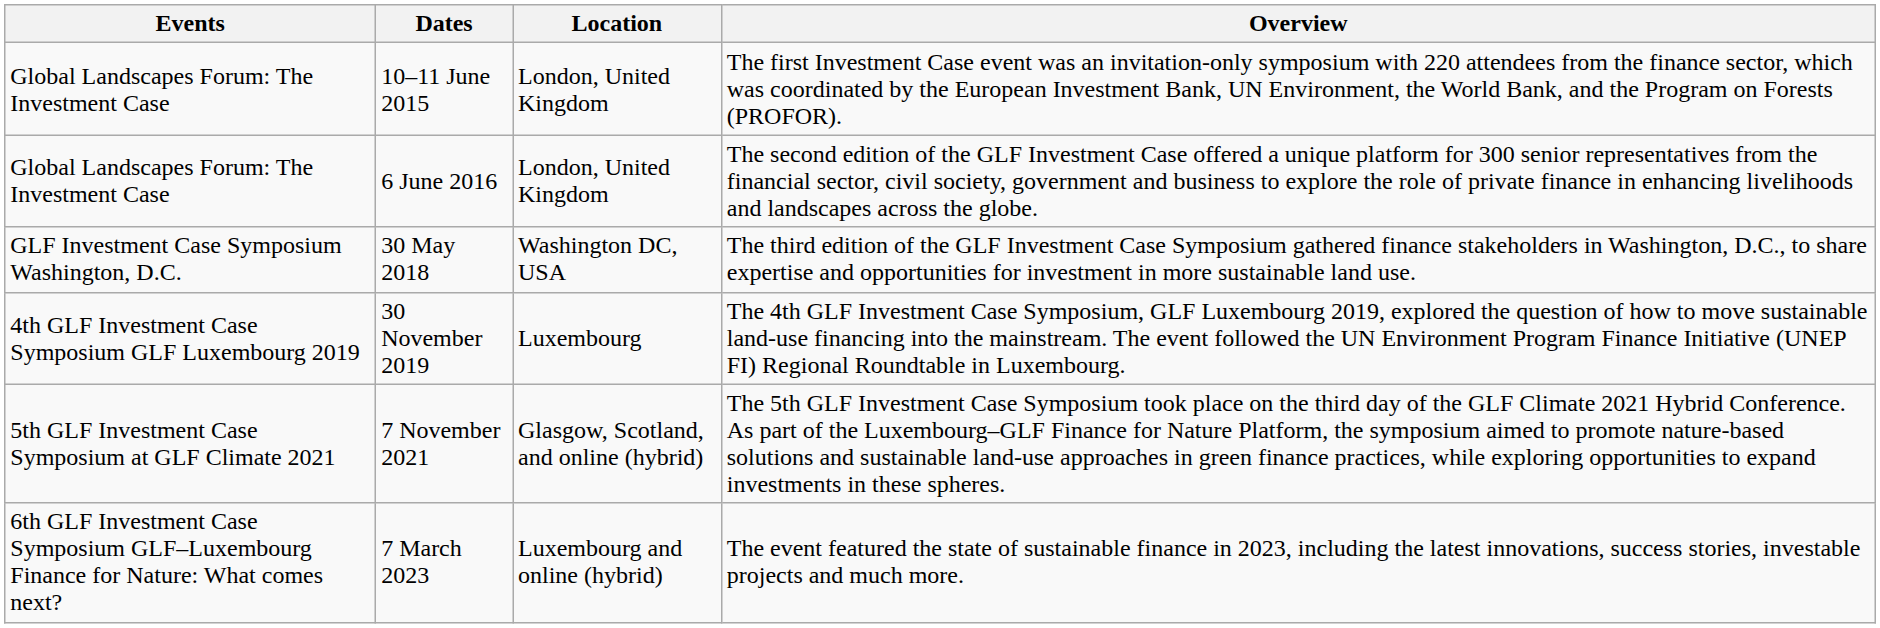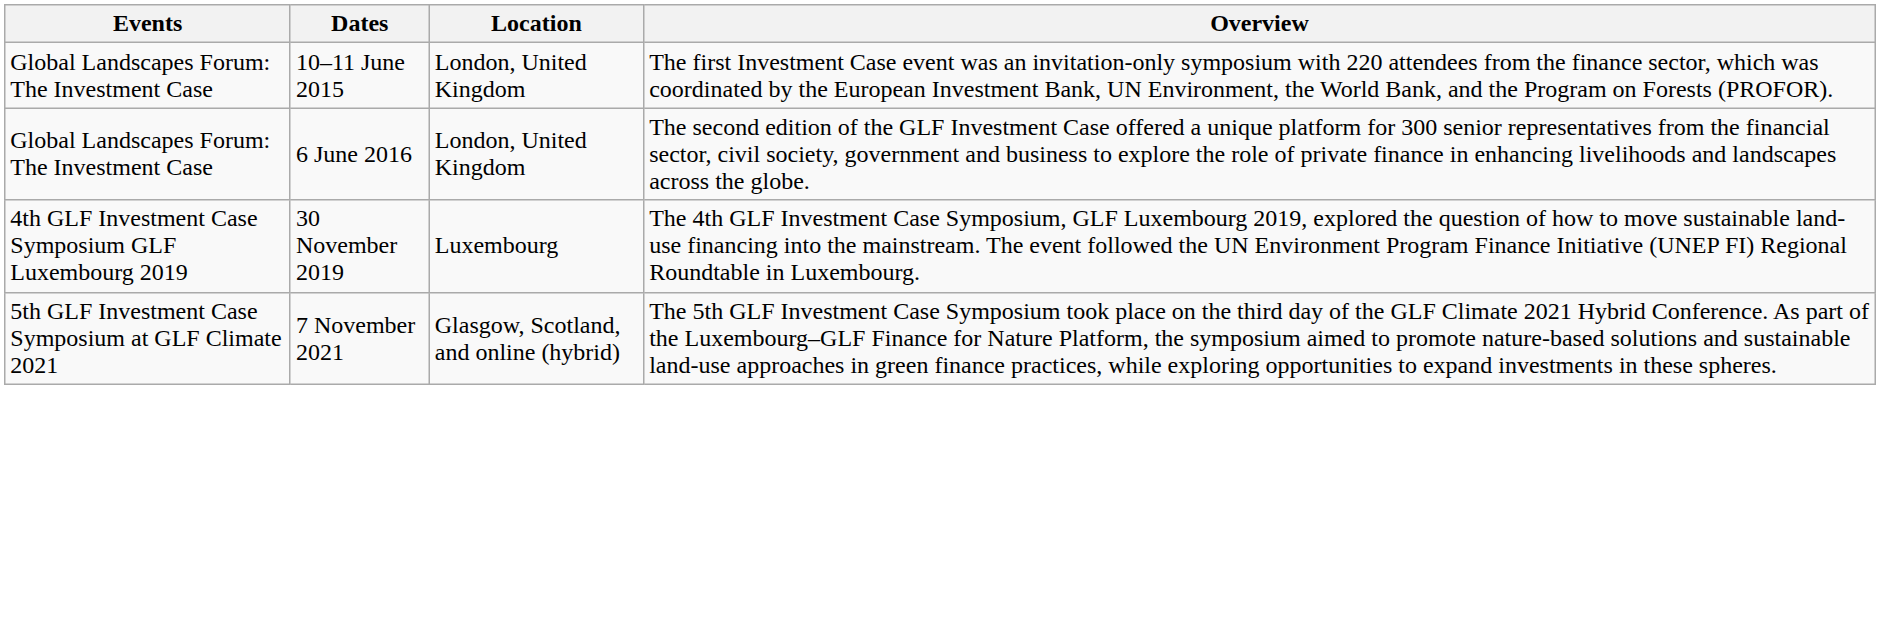- row: (418, 259)
- row: (421, 562)
